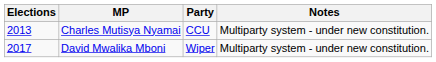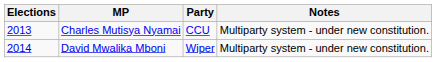(19, 48) 2017 -> (19, 48) 2014
